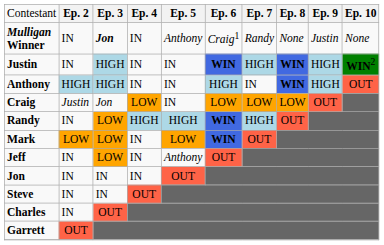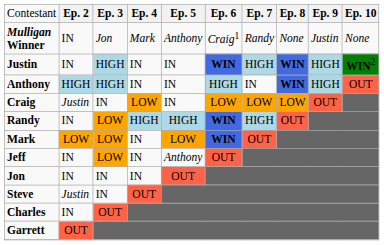(105, 38) bold -> (104, 38) normal
(136, 38) IN -> (142, 38) Mark
(104, 102) Jon -> (102, 102) IN
(68, 194) IN -> (75, 194) Justin
